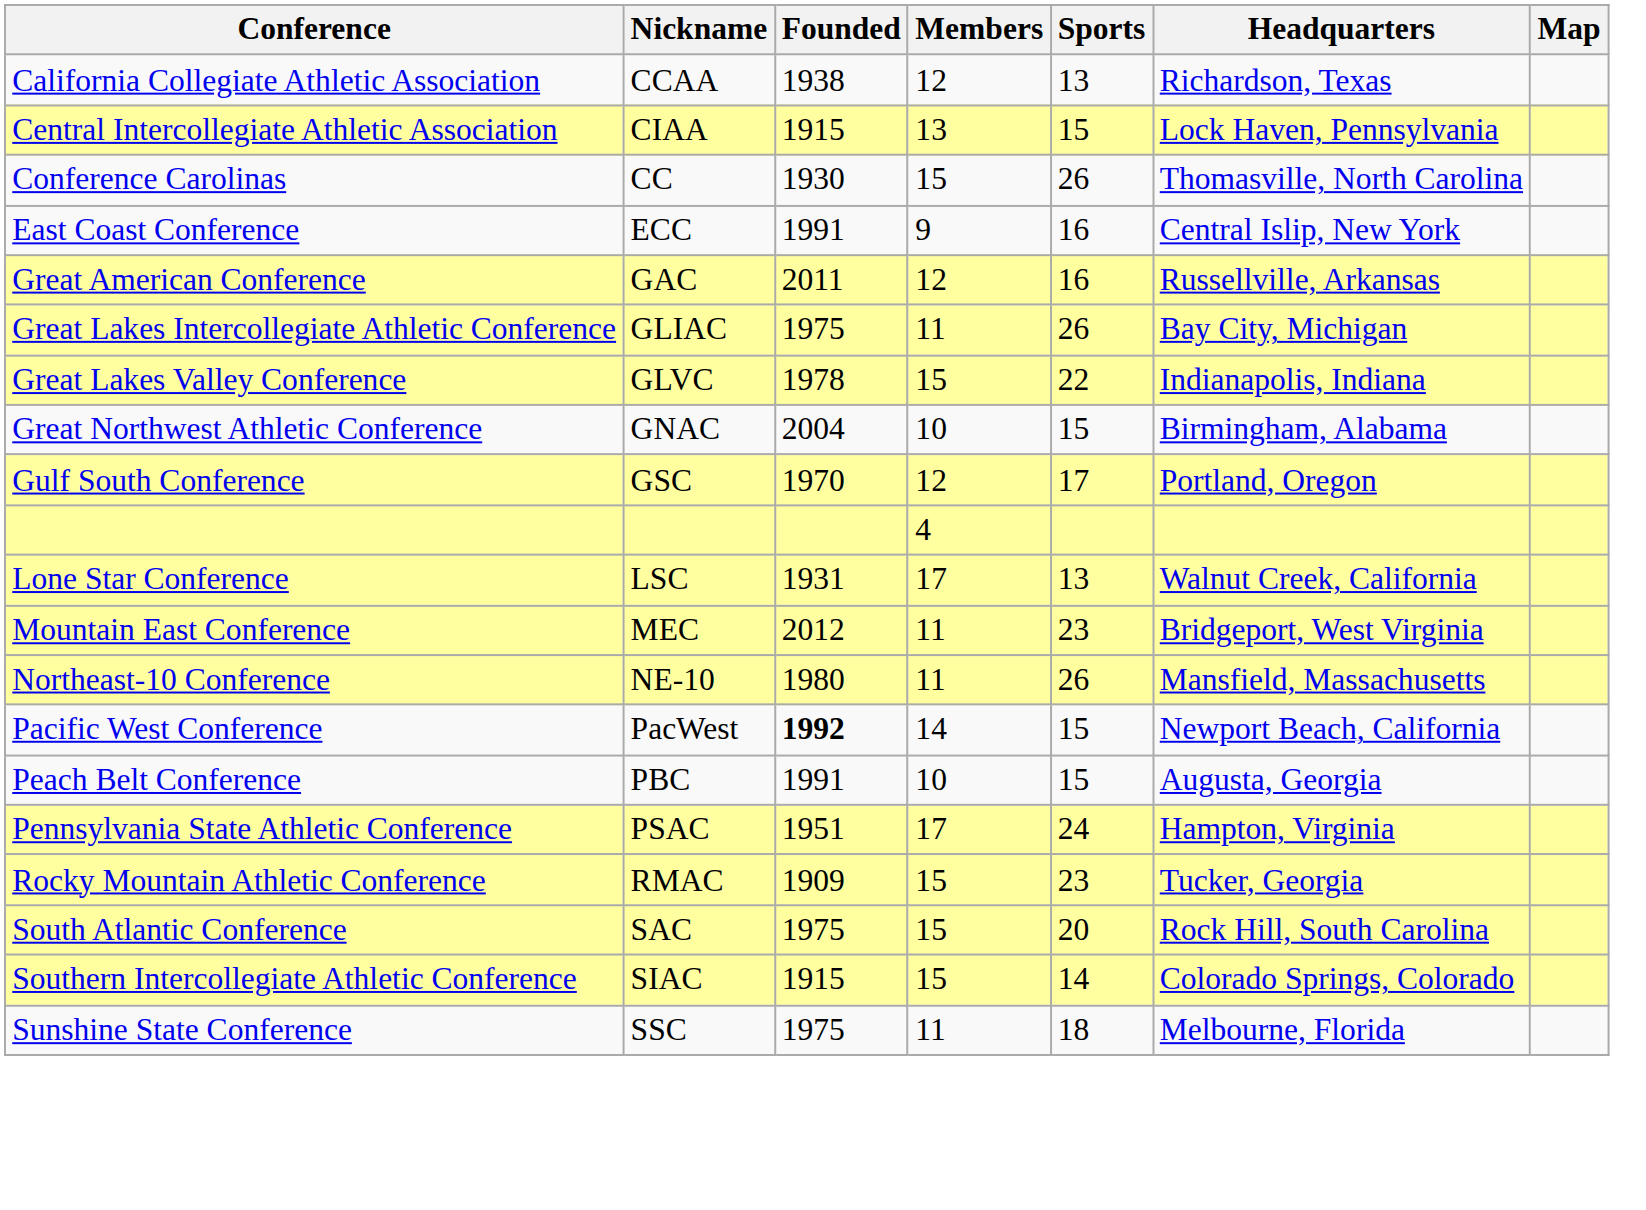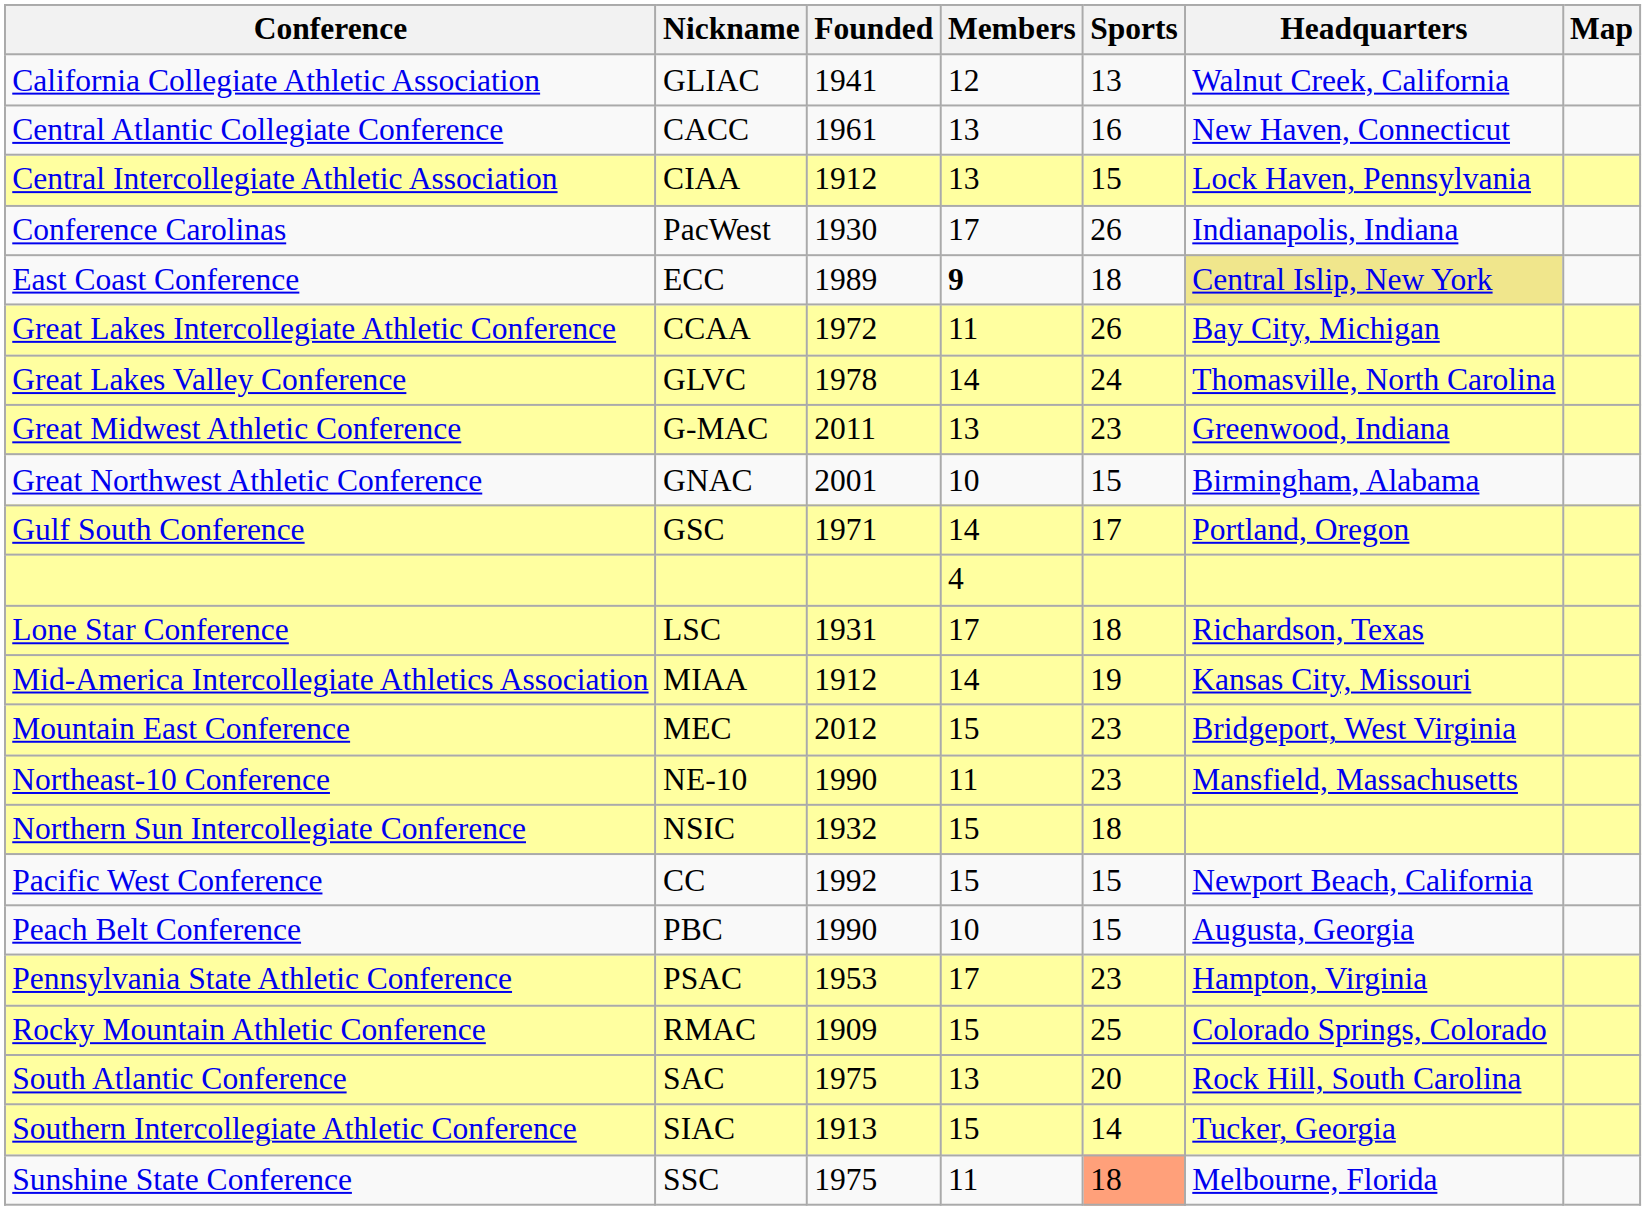(674, 79) CCAA -> (711, 79) GLIAC
(813, 79) 1938 -> (846, 79) 1941
(1276, 79) Richardson, Texas -> (1351, 79) Walnut Creek, California
+ row: (258, 129)
(813, 129) 1915 -> (846, 179) 1912
(652, 179) CC -> (717, 229) PacWest
(931, 179) 15 -> (964, 229) 17
(1341, 179) Thomasville, North Carolina -> (1325, 229) Indianapolis, Indiana
(813, 229) 1991 -> (846, 279) 1989
(923, 229) normal -> (956, 279) bold
(1073, 229) 16 -> (1106, 279) 18
(1310, 229) no background -> (1342, 279) khaki background
- row: (189, 279)
(679, 329) GLIAC -> (707, 329) CCAA
(813, 329) 1975 -> (846, 329) 1972
(931, 379) 15 -> (964, 379) 14
(1073, 379) 22 -> (1106, 379) 24
(1293, 379) Indianapolis, Indiana -> (1374, 379) Thomasville, North Carolina
+ row: (237, 429)
(813, 429) 2004 -> (846, 479) 2001
(813, 479) 1970 -> (846, 529) 1971
(931, 479) 12 -> (964, 529) 14
(1073, 579) 13 -> (1106, 629) 18
(1318, 579) Walnut Creek, California -> (1308, 629) Richardson, Texas
+ row: (330, 679)
(931, 629) 11 -> (964, 729) 15
(813, 679) 1980 -> (846, 779) 1990
(1073, 679) 26 -> (1106, 779) 23
+ row: (269, 829)
(684, 729) PacWest -> (684, 879) CC
(813, 729) bold -> (846, 879) normal
(931, 729) 14 -> (964, 879) 15
(813, 779) 1991 -> (846, 929) 1990
(813, 829) 1951 -> (846, 979) 1953
(1073, 829) 24 -> (1106, 979) 23
(1073, 879) 23 -> (1106, 1029) 25
(1262, 879) Tucker, Georgia -> (1370, 1029) Colorado Springs, Colorado
(931, 929) 15 -> (964, 1079) 13
(813, 979) 1915 -> (846, 1129) 1913
(1337, 979) Colorado Springs, Colorado -> (1294, 1129) Tucker, Georgia
(1073, 1029) no background -> (1106, 1179) lightsalmon background
